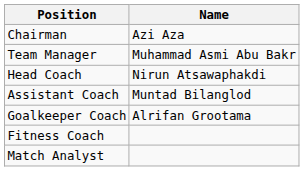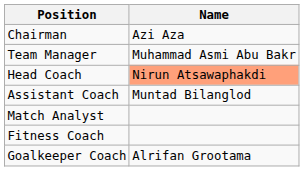(199, 75) no background -> (199, 75) lightsalmon background
rows swapped: (67, 115) <-> (56, 155)
